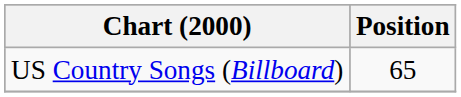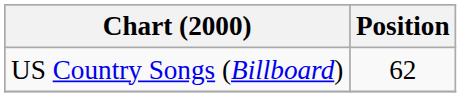(403, 69) 65 -> (403, 69) 62
